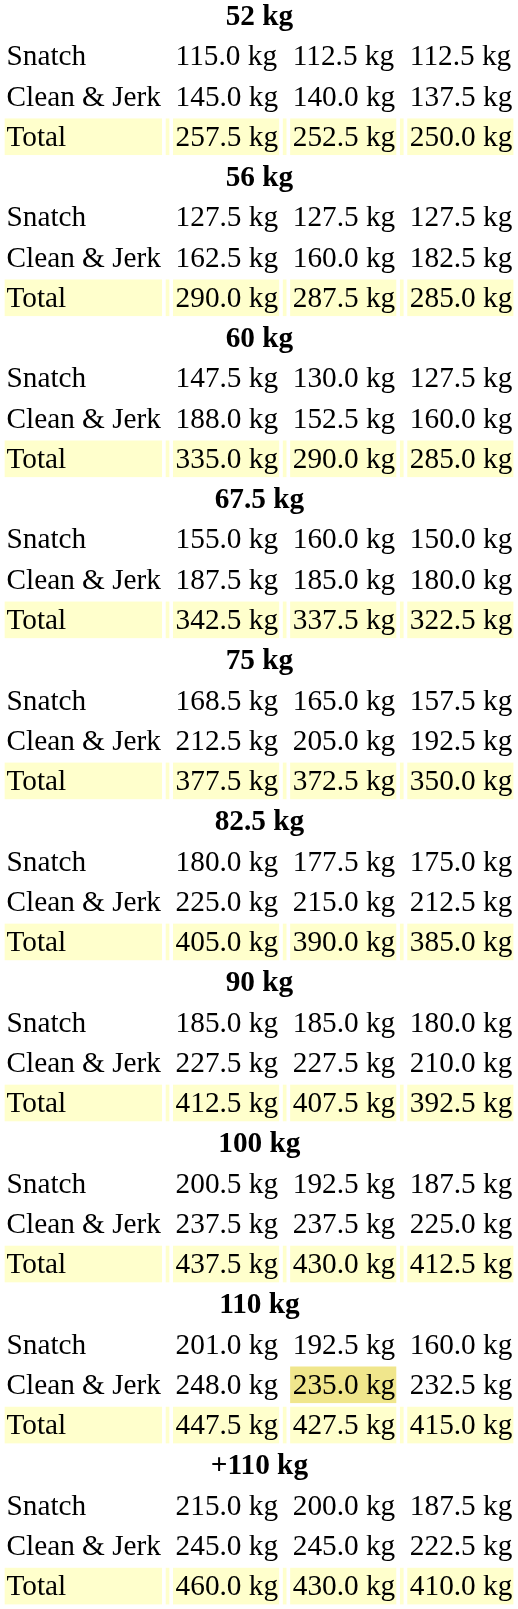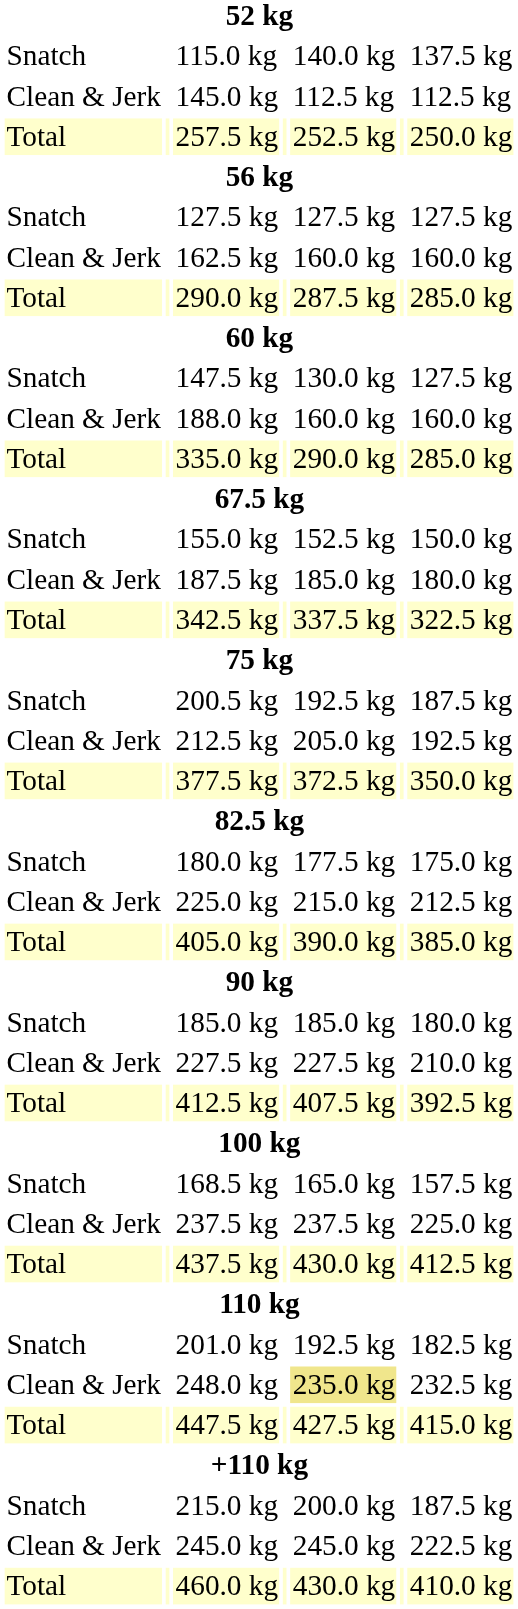(343, 55) 112.5 kg -> (344, 55) 140.0 kg
(461, 55) 112.5 kg -> (461, 55) 137.5 kg
(344, 96) 140.0 kg -> (343, 96) 112.5 kg
(461, 96) 137.5 kg -> (461, 96) 112.5 kg
(461, 257) 182.5 kg -> (461, 257) 160.0 kg
(344, 418) 152.5 kg -> (344, 418) 160.0 kg
(344, 538) 160.0 kg -> (344, 538) 152.5 kg
rows swapped: (46, 699) <-> (46, 1183)
(461, 1344) 160.0 kg -> (461, 1344) 182.5 kg
